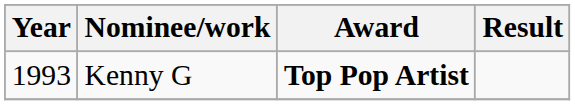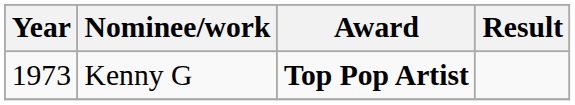(41, 74) 1993 -> (41, 74) 1973
